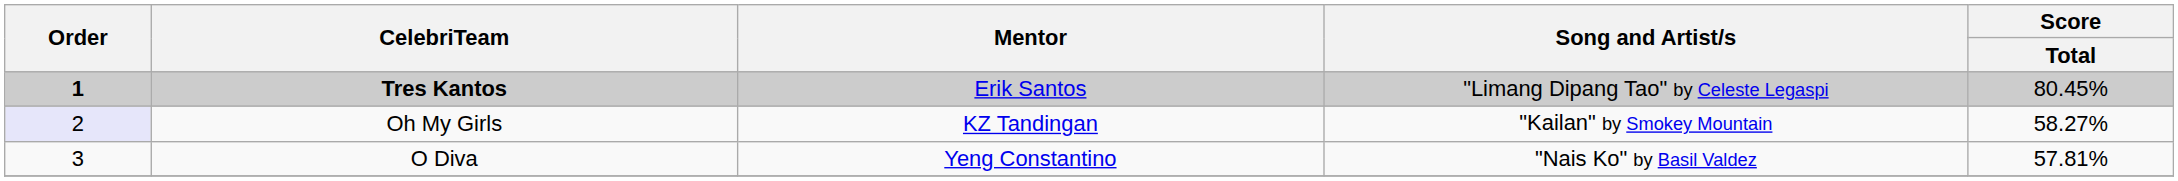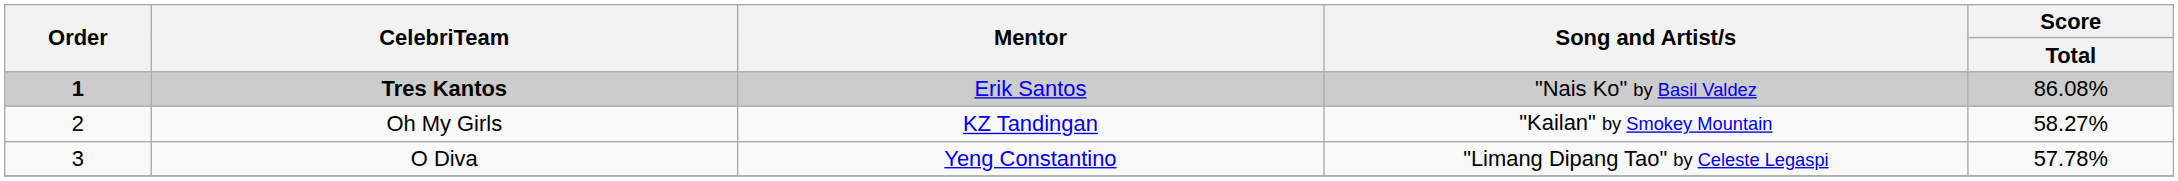(1646, 88) "Limang Dipang Tao" by Celeste Legaspi -> (1646, 88) "Nais Ko" by Basil Valdez
(2071, 89) 80.45% -> (2071, 89) 86.08%
(78, 124) lavender background -> (78, 124) no background
(1646, 158) "Nais Ko" by Basil Valdez -> (1646, 158) "Limang Dipang Tao" by Celeste Legaspi
(2071, 158) 57.81% -> (2071, 158) 57.78%
